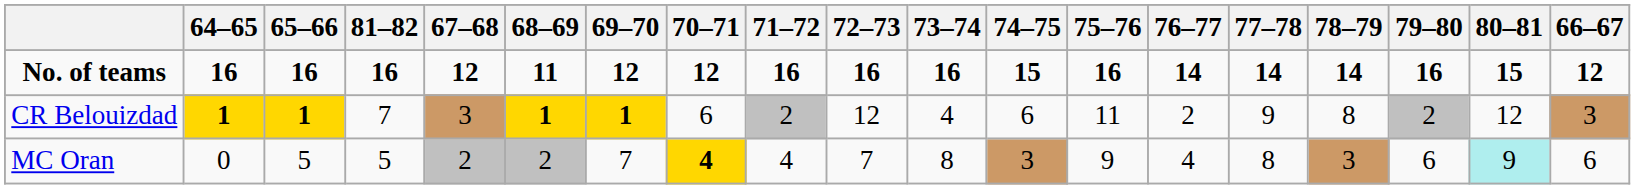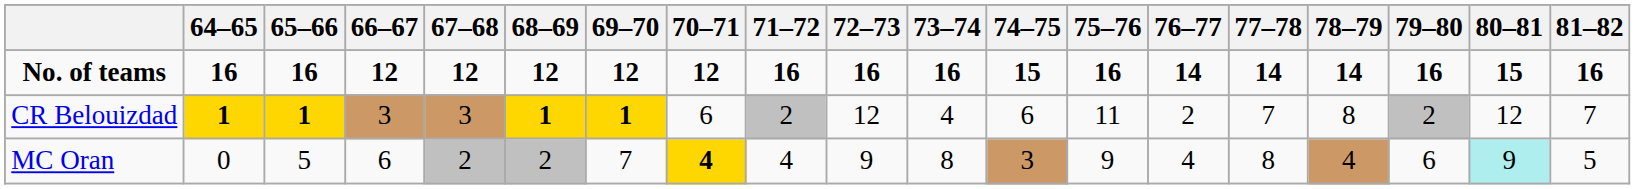columns swapped: (1590, 27) <-> (385, 27)
(545, 71) 11 -> (545, 71) 12
(1268, 116) 9 -> (1268, 116) 7
(867, 161) 7 -> (867, 161) 9
(1349, 161) 3 -> (1349, 161) 4
